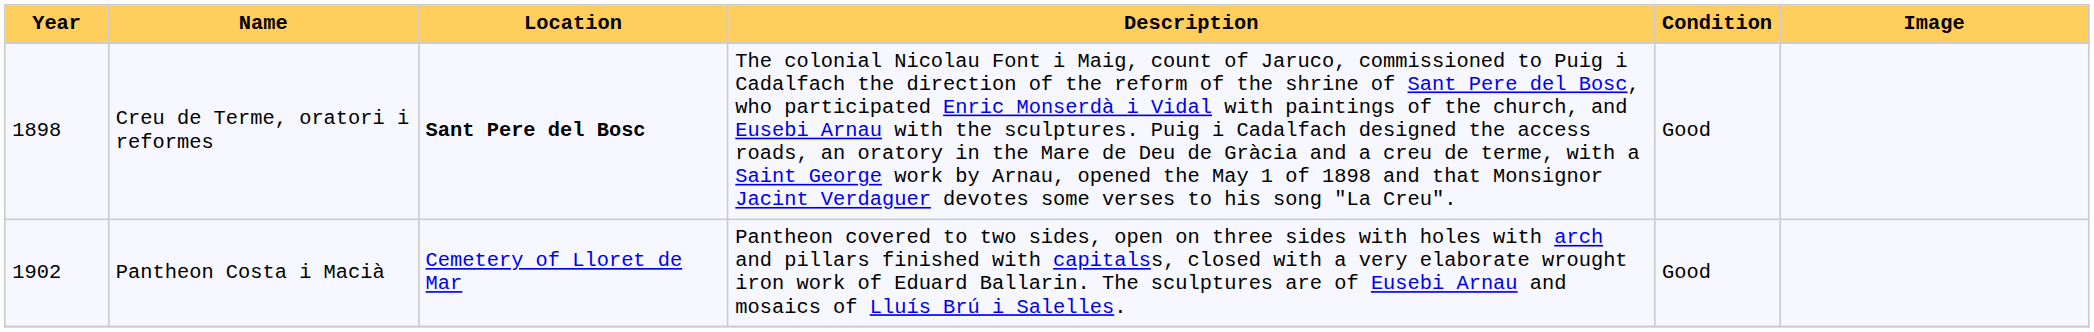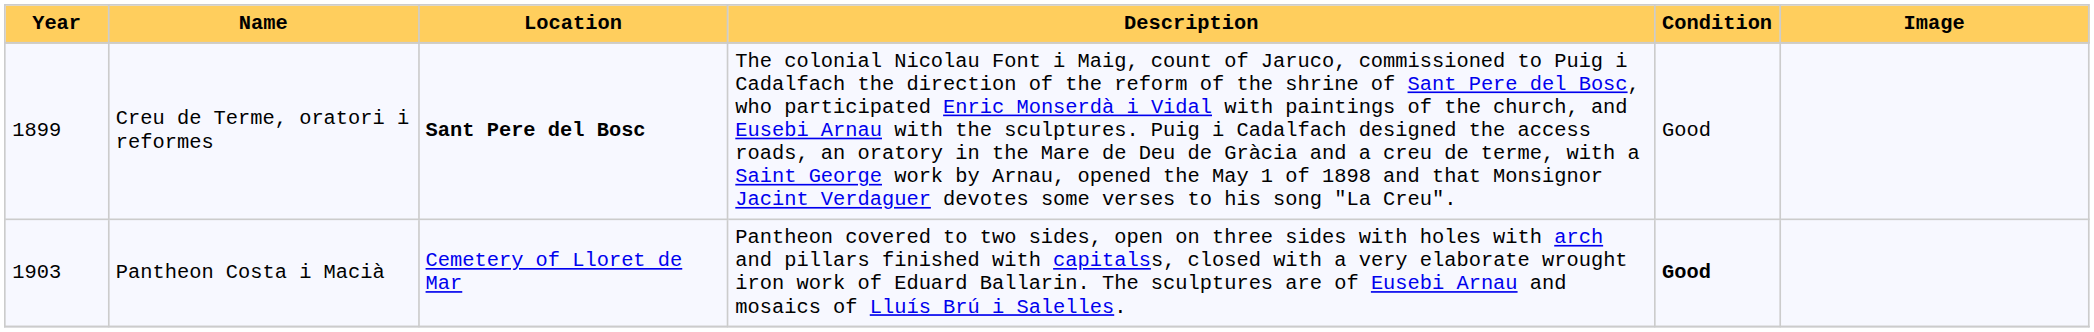(37, 131) 1898 -> (37, 131) 1899
(37, 273) 1902 -> (37, 273) 1903
(1687, 273) normal -> (1687, 273) bold
